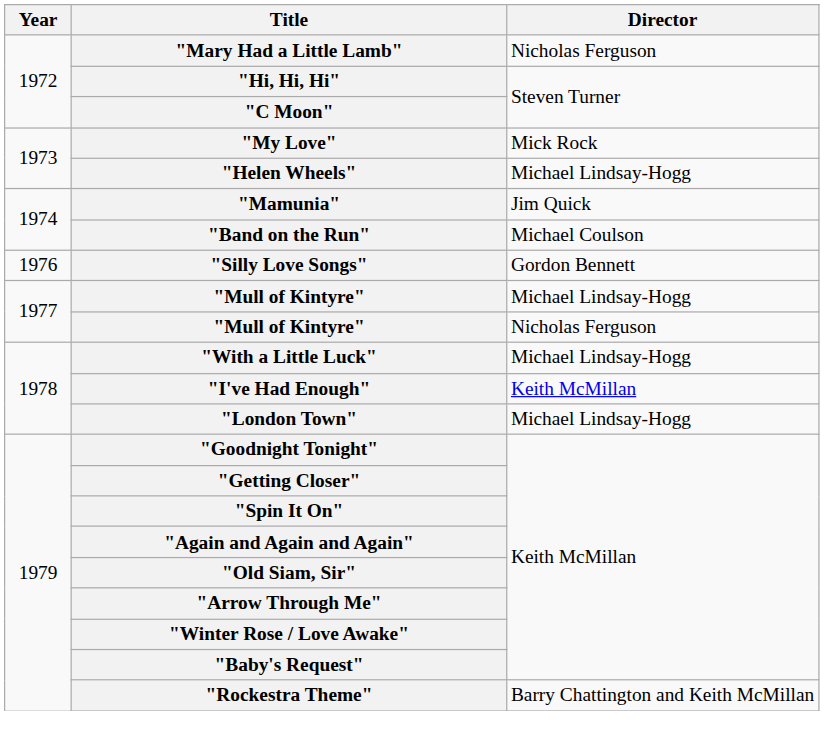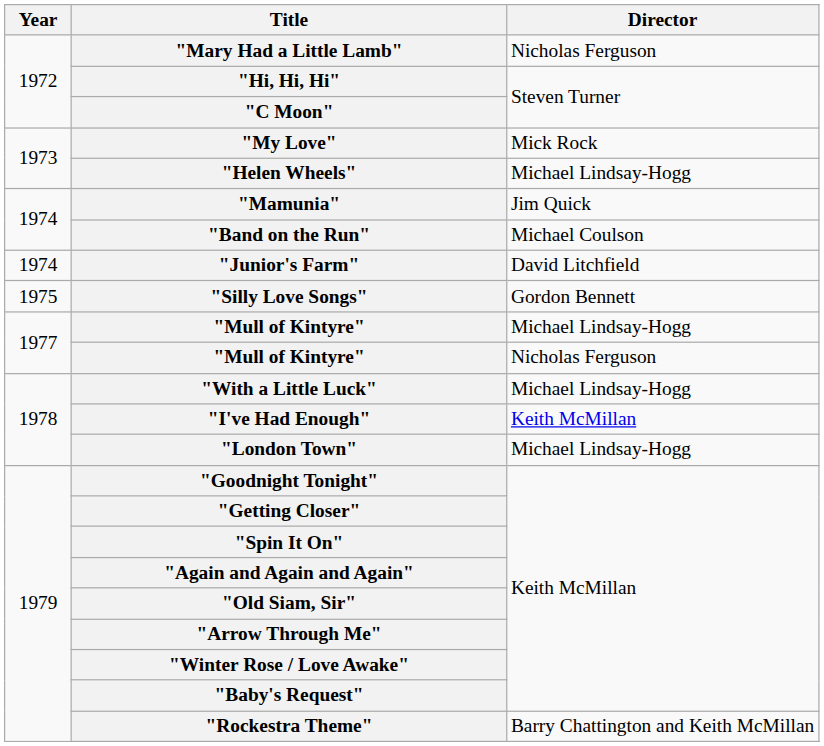+ row: (289, 265)
(38, 265) 1976 -> (38, 296) 1975
